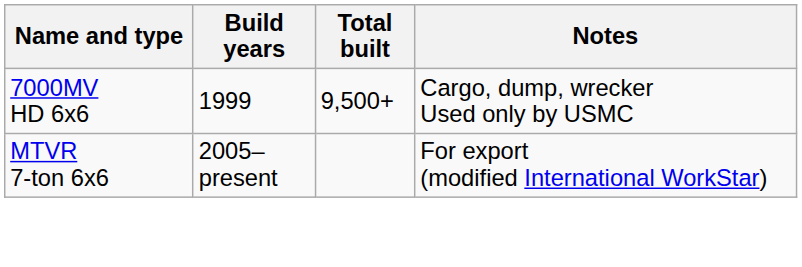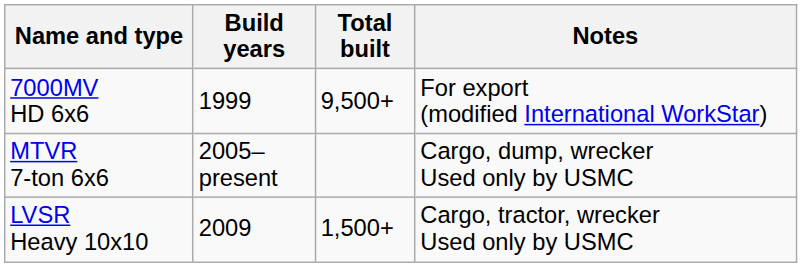(537, 100) Cargo, dump, wrecker Used only by USMC -> (594, 100) For export (modified International WorkStar)
(594, 164) For export (modified International WorkStar) -> (537, 164) Cargo, dump, wrecker Used only by USMC
+ row: (79, 229)
